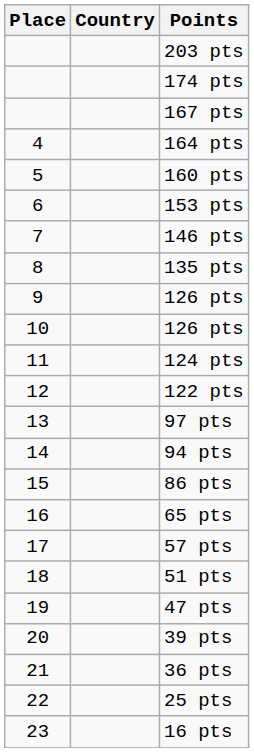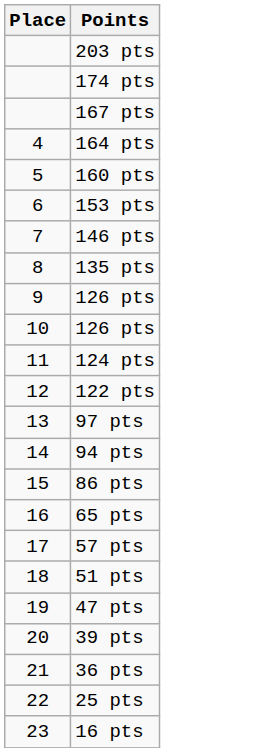- column: (115, 20)
